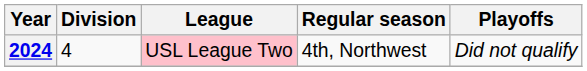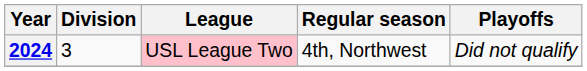(66, 50) 4 -> (66, 50) 3
